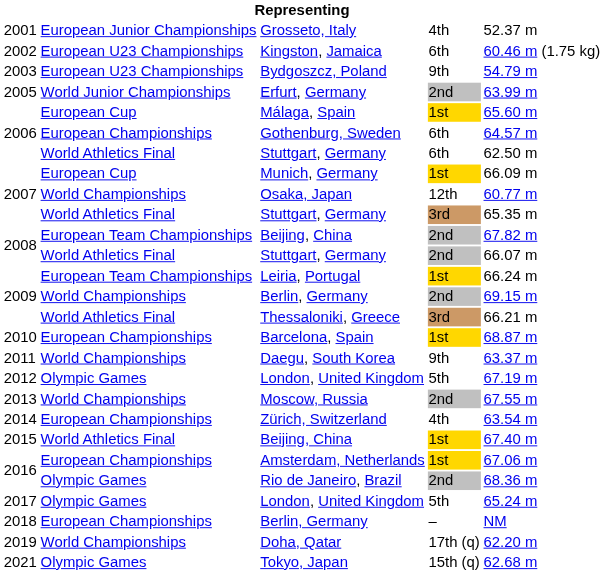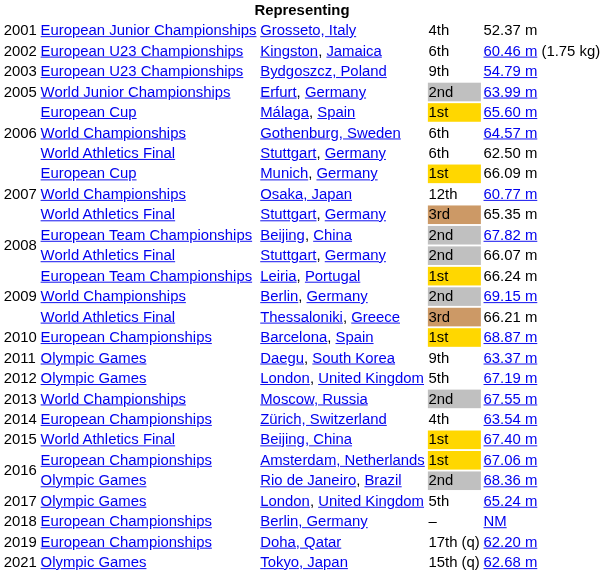(126, 132) European Championships -> (113, 132) World Championships
(113, 358) World Championships -> (94, 358) Olympic Games
(113, 542) World Championships -> (126, 542) European Championships
